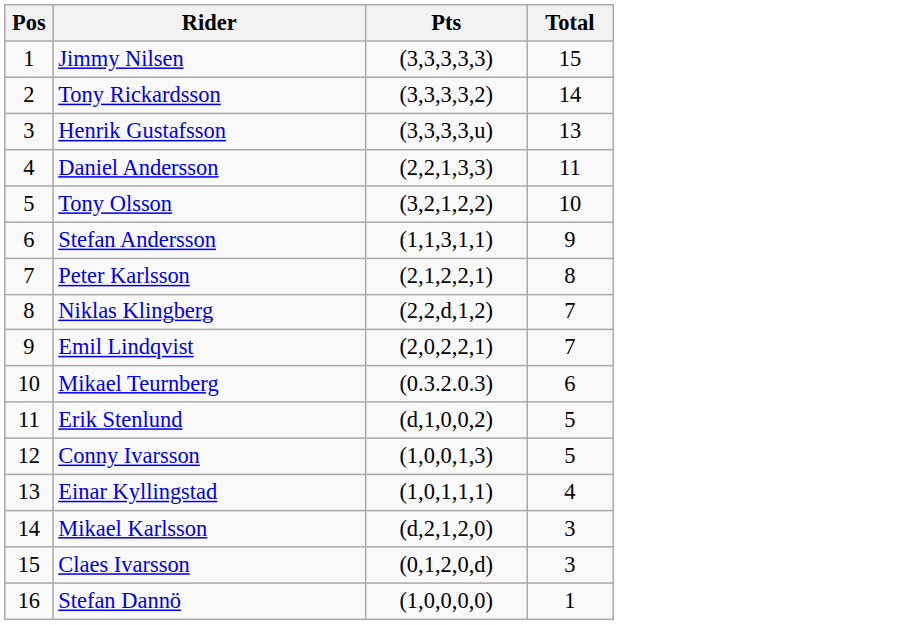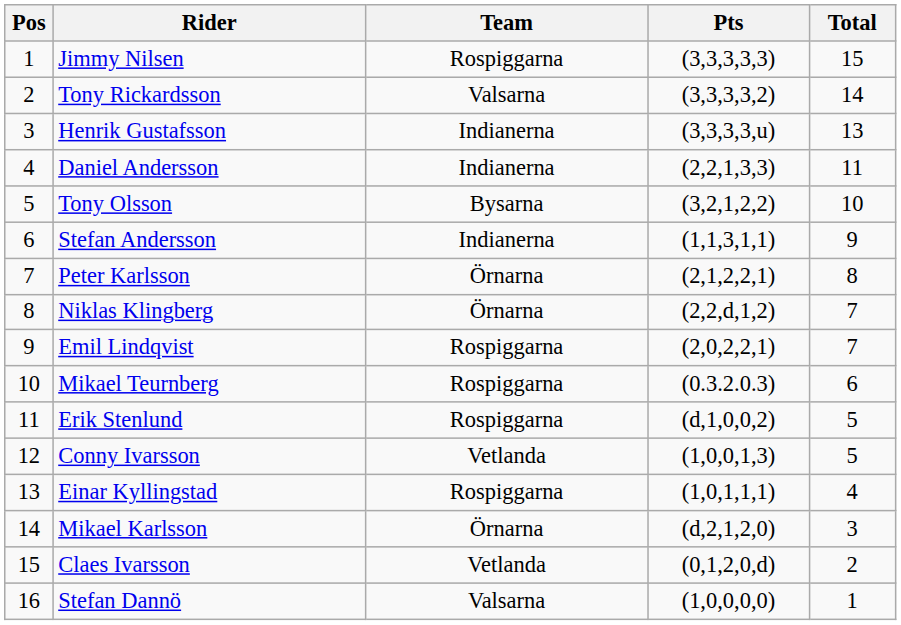+ column: (507, 22)
(570, 564) 3 -> (852, 564) 2
